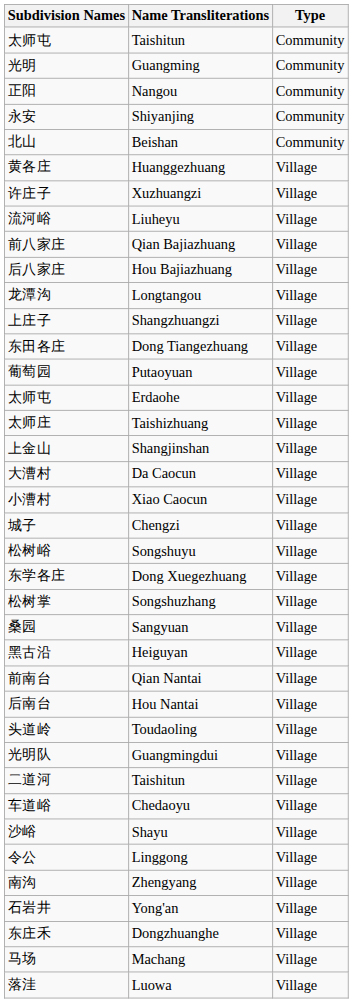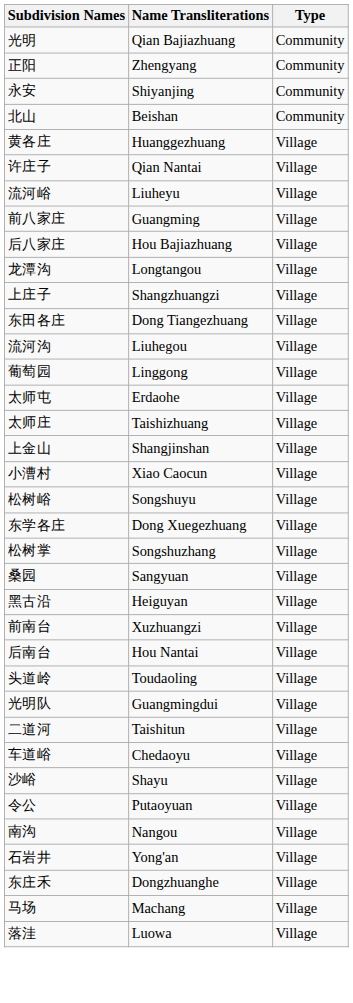- row: (29, 39)
(166, 65) Guangming -> (183, 40) Qian Bajiazhuang
(154, 91) Nangou -> (164, 65) Zhengyang
(166, 193) Xuzhuangzi -> (167, 167) Qian Nantai
(183, 244) Qian Bajiazhuang -> (166, 218) Guangming
+ row: (29, 346)
(162, 372) Putaoyuan -> (160, 372) Linggong
- row: (29, 473)
- row: (22, 524)
(167, 678) Qian Nantai -> (166, 627) Xuzhuangzi
(160, 857) Linggong -> (162, 806) Putaoyuan
(164, 882) Zhengyang -> (154, 831) Nangou
